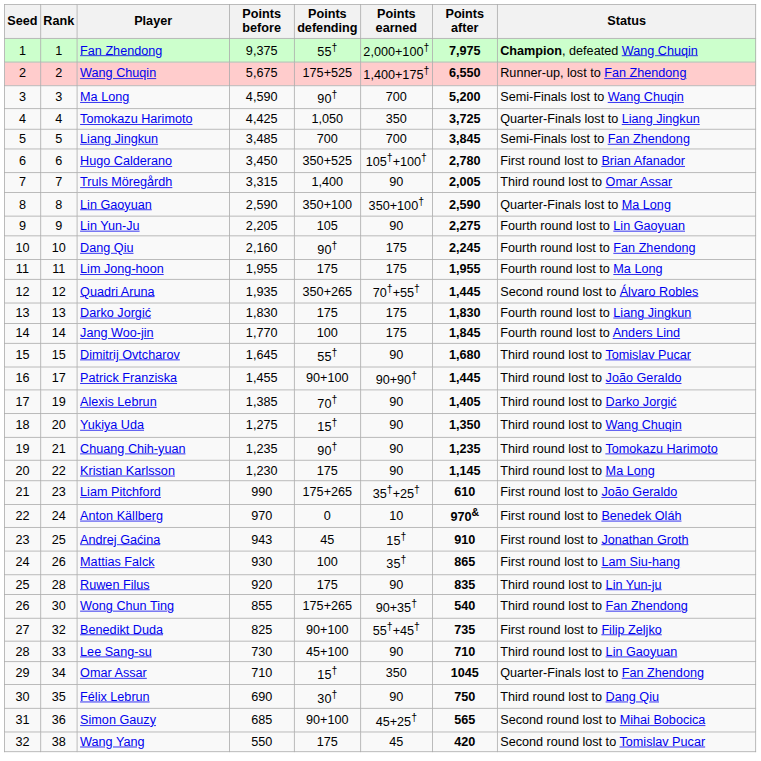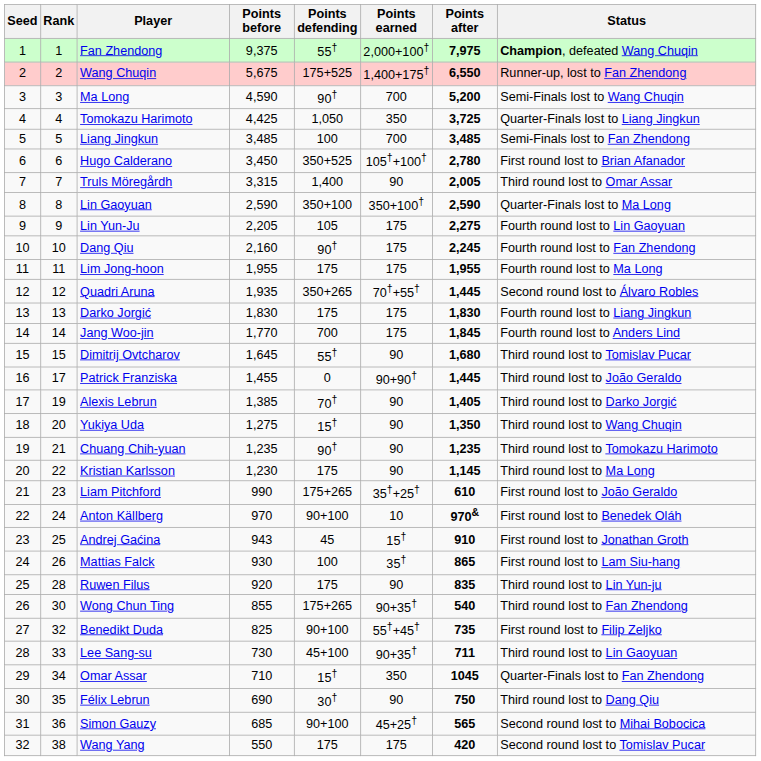(327, 139) 700 -> (327, 139) 100
(465, 139) 3,845 -> (465, 139) 3,485
(396, 226) 90 -> (396, 226) 175
(327, 333) 100 -> (327, 333) 700
(327, 378) 90+100 -> (327, 378) 0
(327, 515) 0 -> (327, 515) 90+100
(396, 651) 90 -> (396, 653) 90+35†
(465, 651) 710 -> (465, 653) 711
(396, 742) 45 -> (396, 745) 175
